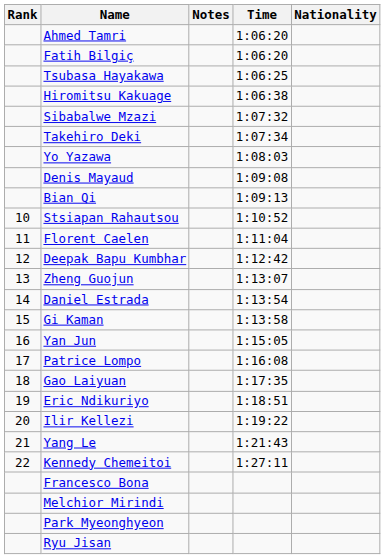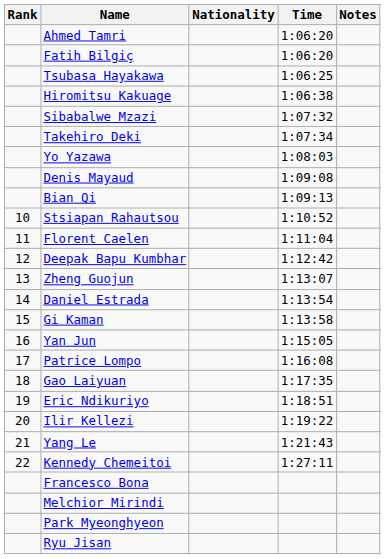columns swapped: (336, 15) <-> (211, 15)
